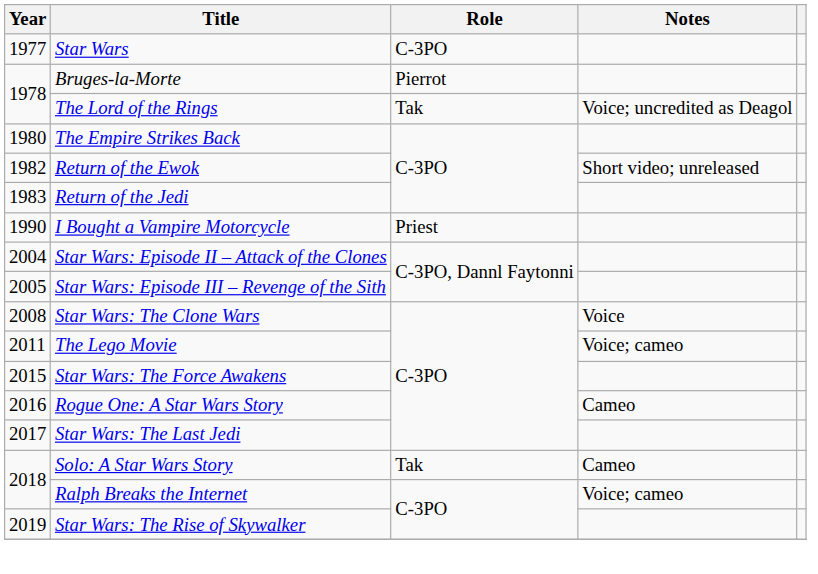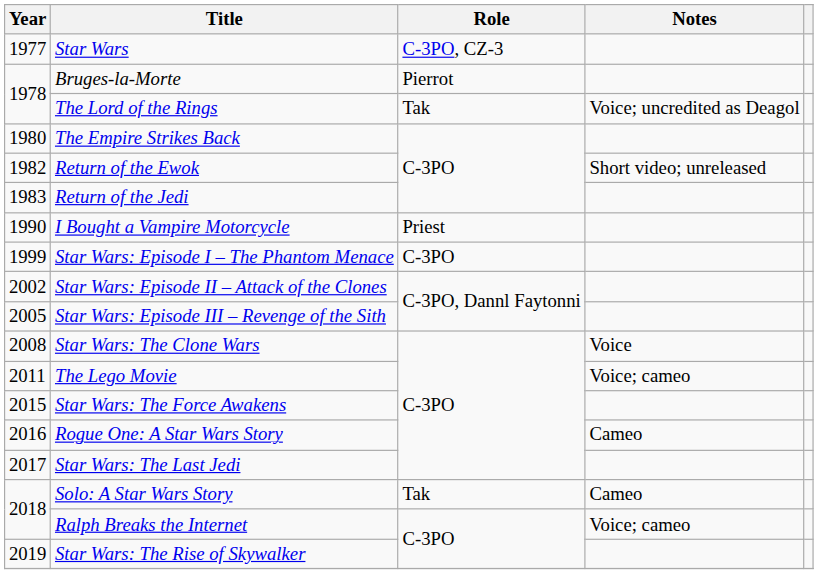(421, 49) C-3PO -> (453, 49) C-3PO, CZ-3
+ row: (224, 256)
(28, 256) 2004 -> (28, 286) 2002
